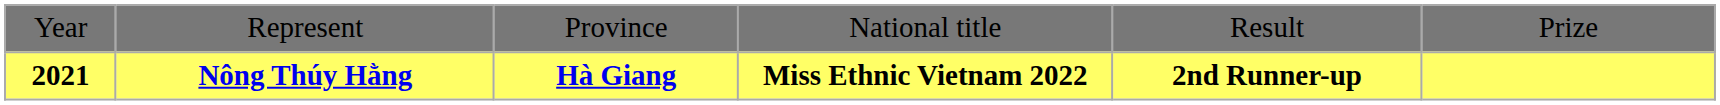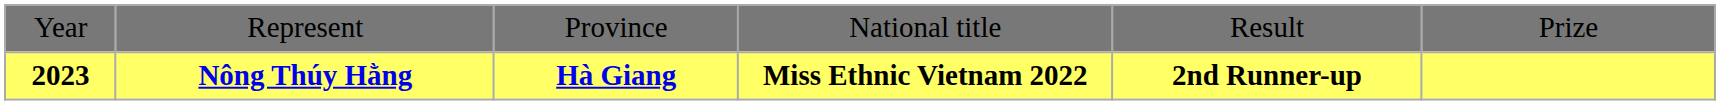(61, 74) 2021 -> (61, 74) 2023
